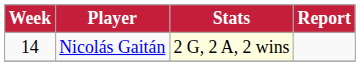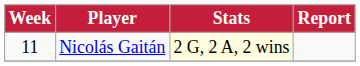(30, 46) 14 -> (30, 46) 11
